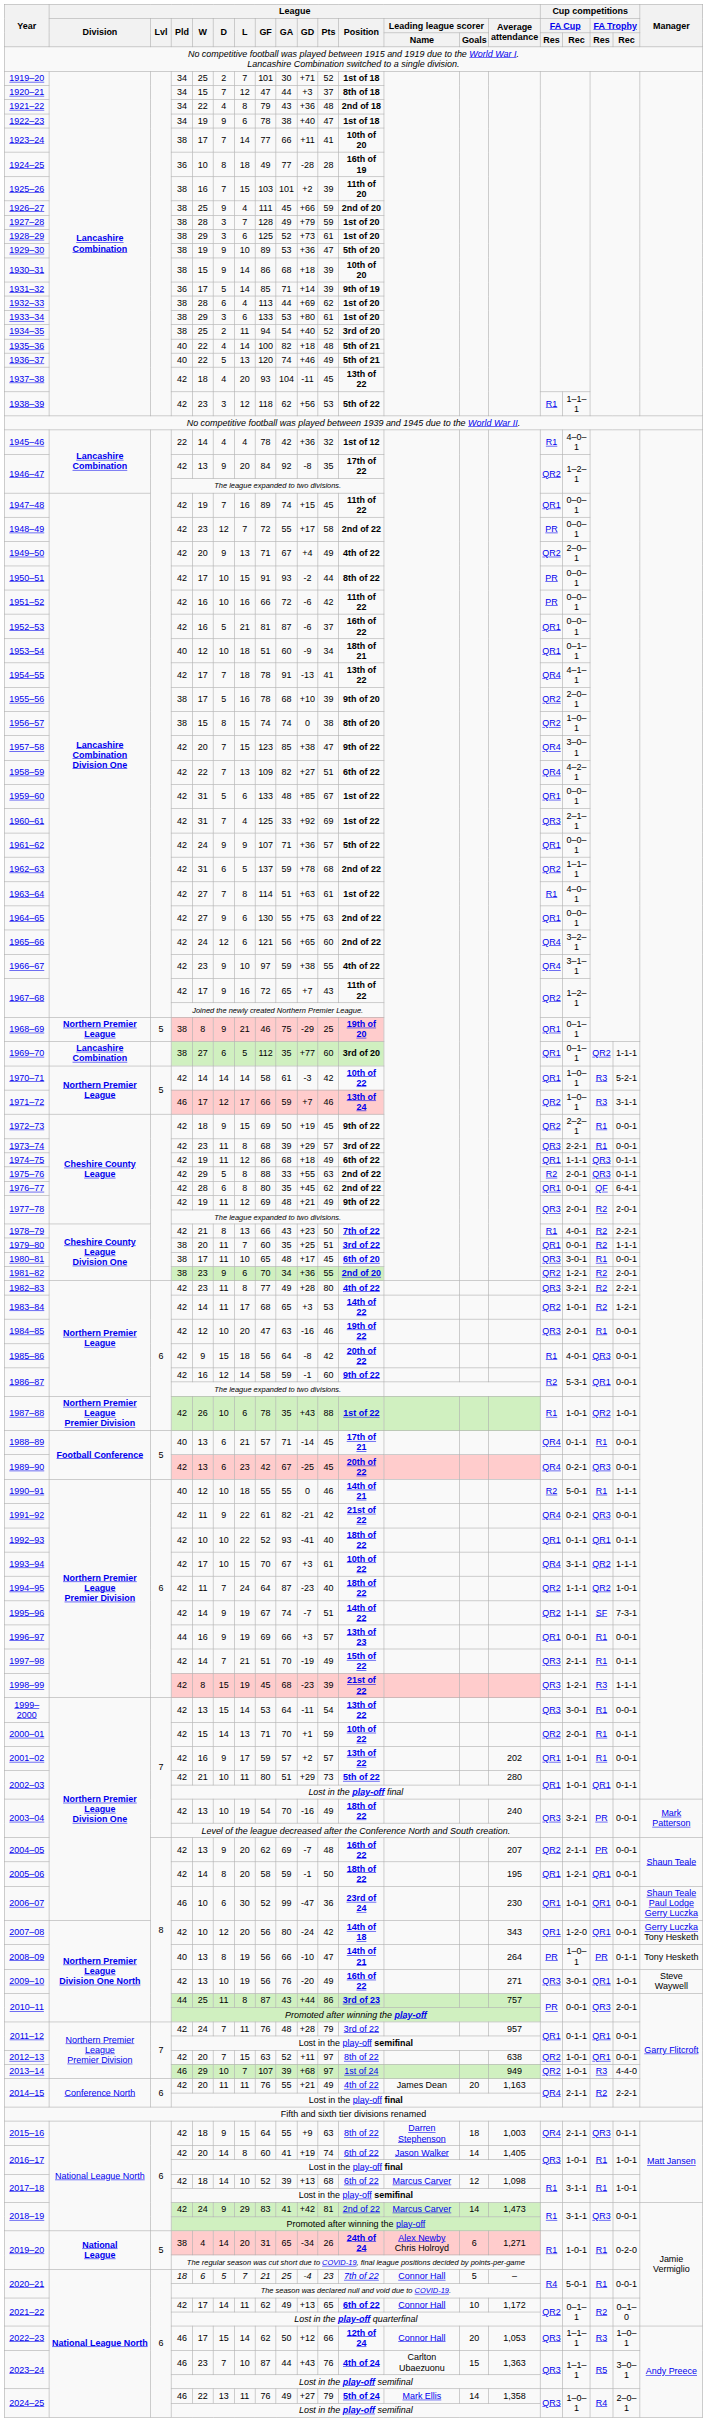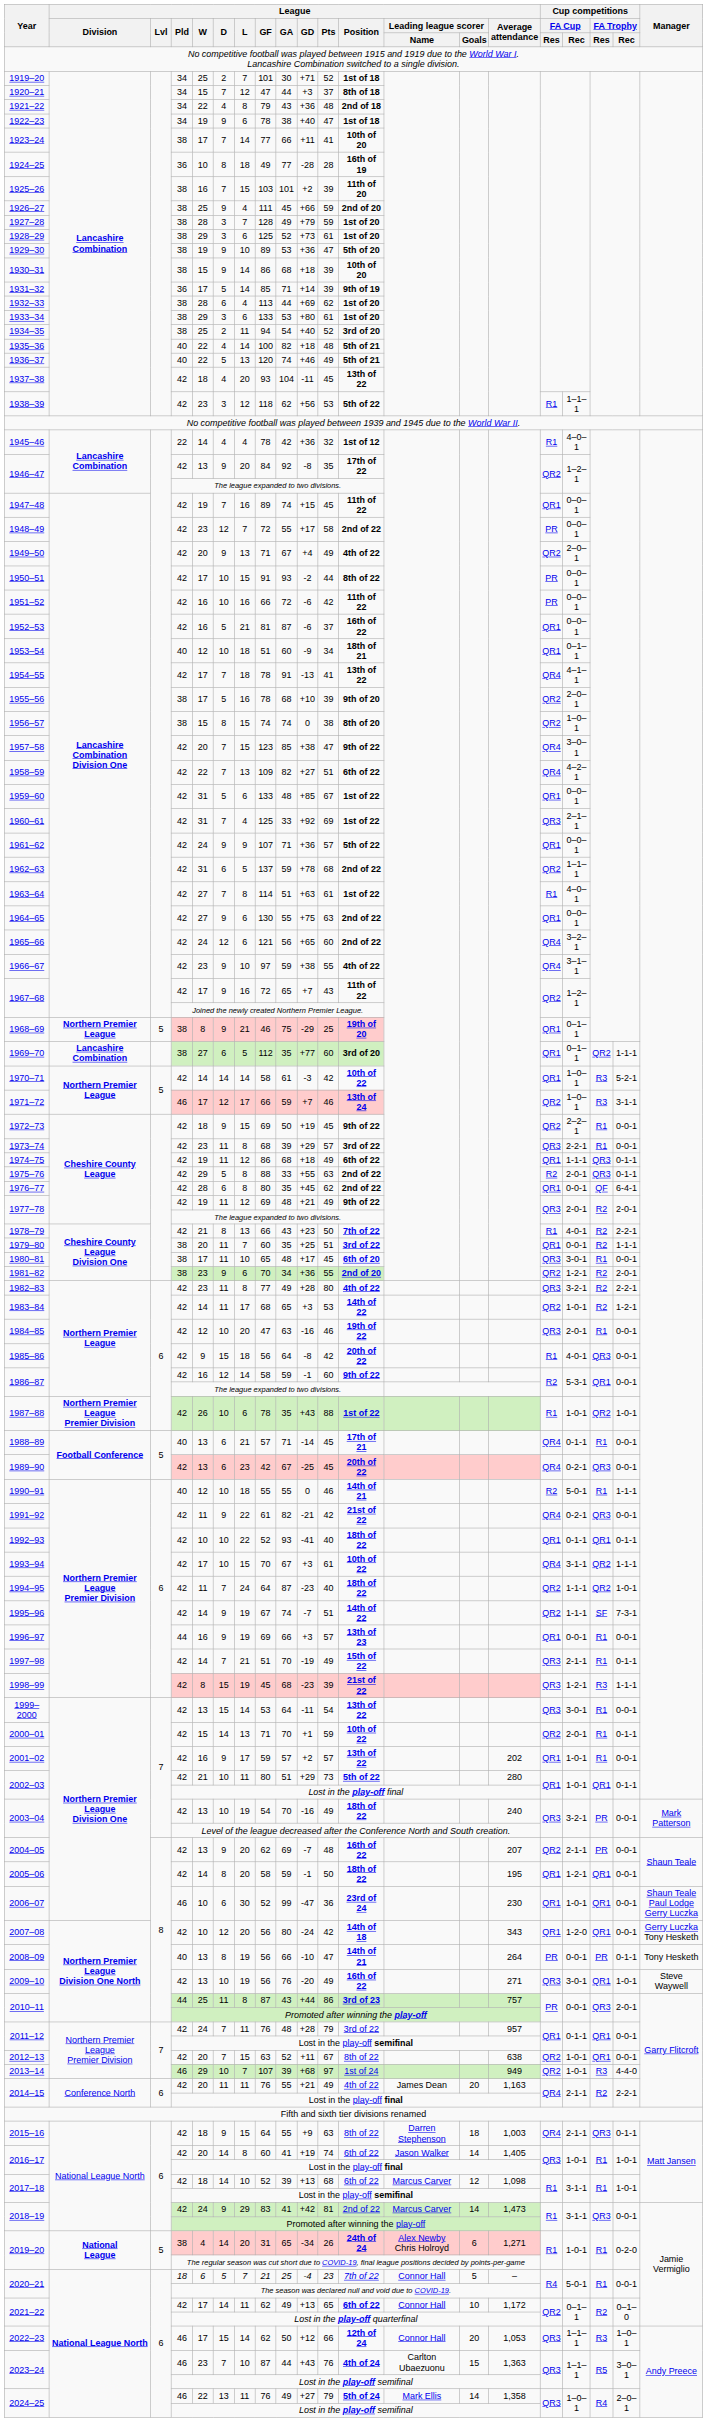(577, 1957) 1–0–1 -> (577, 1957) 0-0-1
(328, 2057) 97 -> (328, 2057) 67
